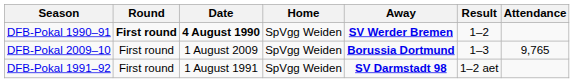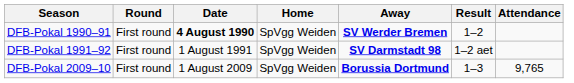(146, 31) bold -> (144, 31) normal
rows swapped: (59, 68) <-> (59, 50)
